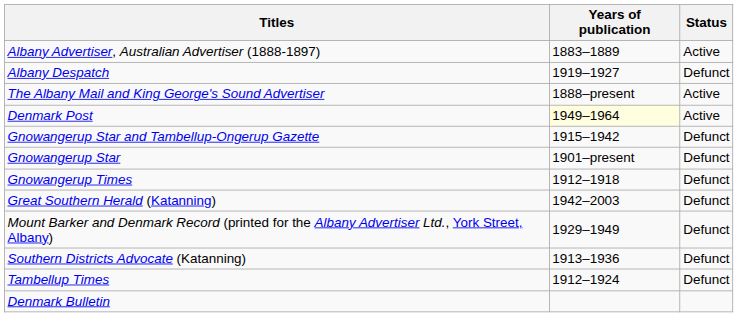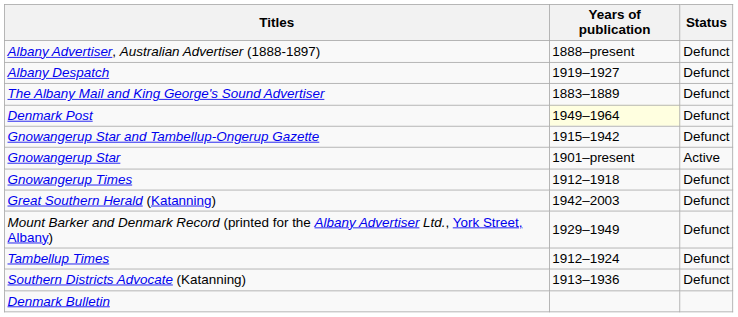(586, 51) 1883–1889 -> (593, 51) 1888–present
(702, 51) Active -> (706, 51) Defunct
(593, 94) 1888–present -> (586, 94) 1883–1889
(702, 94) Active -> (706, 94) Defunct
(702, 115) Active -> (706, 115) Defunct
(706, 158) Defunct -> (702, 158) Active
rows swapped: (127, 258) <-> (58, 279)
